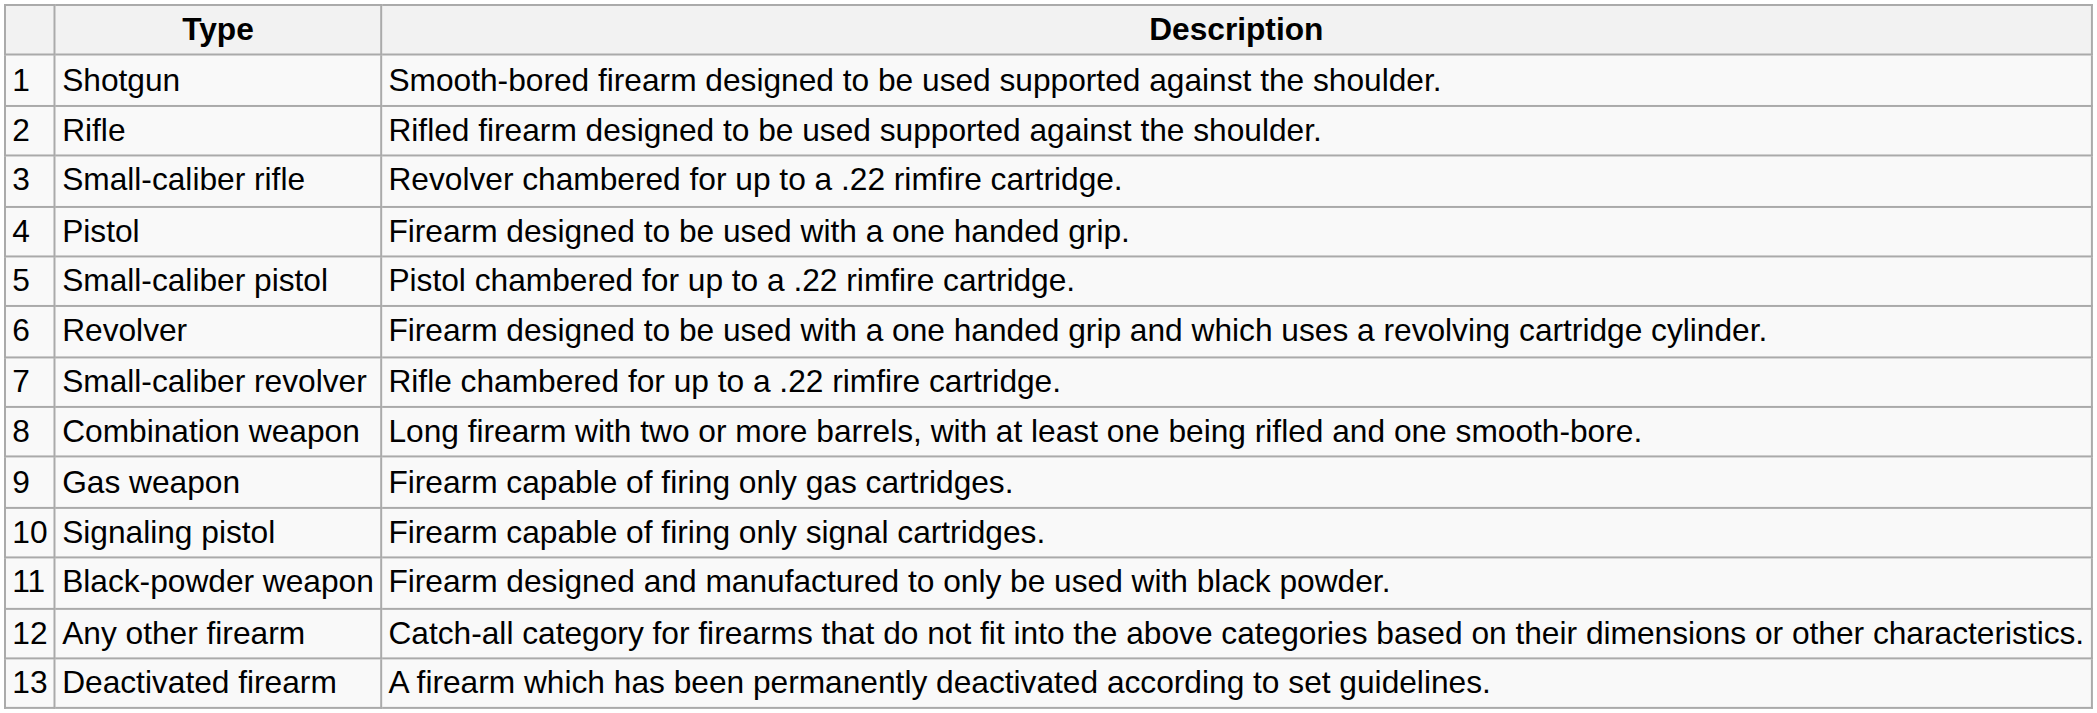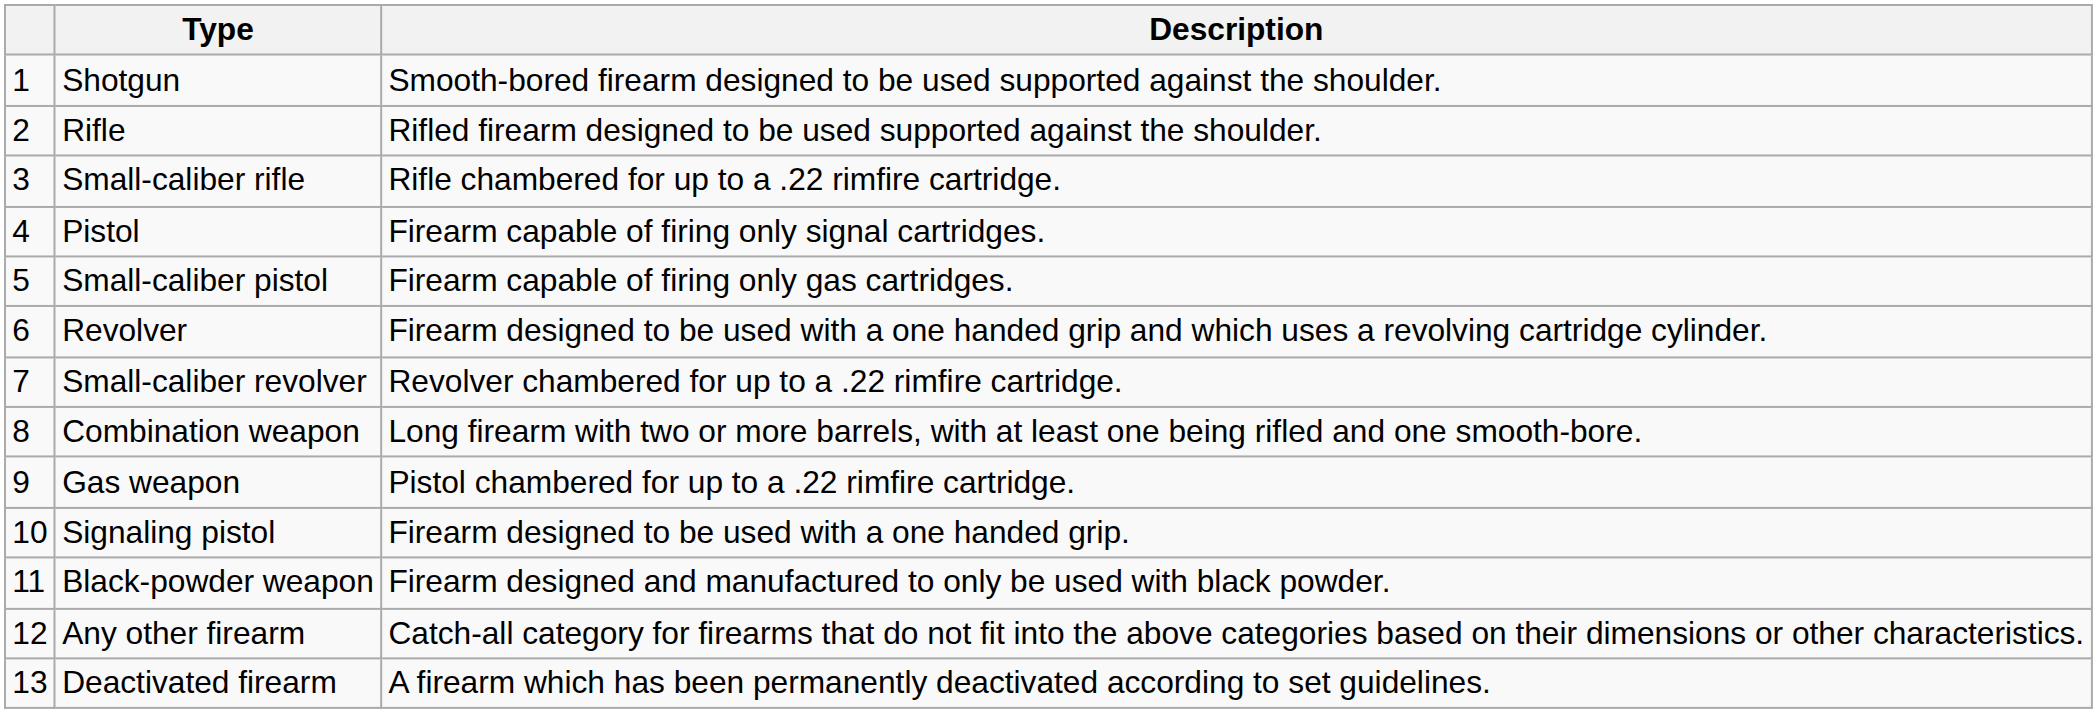(756, 180) Revolver chambered for up to a .22 rimfire cartridge. -> (725, 180) Rifle chambered for up to a .22 rimfire cartridge.
(759, 230) Firearm designed to be used with a one handed grip. -> (717, 230) Firearm capable of firing only signal cartridges.
(732, 280) Pistol chambered for up to a .22 rimfire cartridge. -> (701, 280) Firearm capable of firing only gas cartridges.
(725, 381) Rifle chambered for up to a .22 rimfire cartridge. -> (756, 381) Revolver chambered for up to a .22 rimfire cartridge.
(701, 481) Firearm capable of firing only gas cartridges. -> (732, 481) Pistol chambered for up to a .22 rimfire cartridge.
(717, 532) Firearm capable of firing only signal cartridges. -> (759, 532) Firearm designed to be used with a one handed grip.
